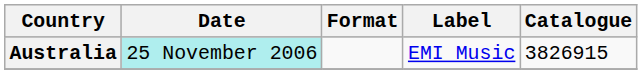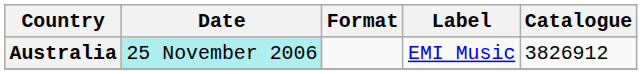(567, 53) 3826915 -> (567, 53) 3826912
